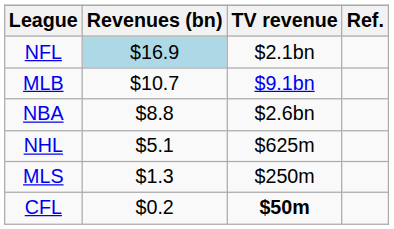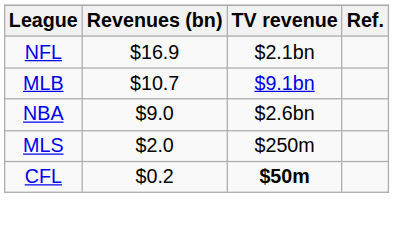(155, 51) lightblue background -> (155, 51) no background
(155, 114) $8.8 -> (155, 114) $9.0
- row: (43, 145)
(155, 176) $1.3 -> (155, 145) $2.0
